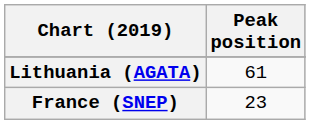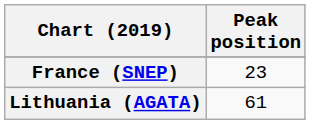rows swapped: (105, 103) <-> (105, 73)
